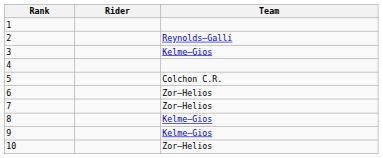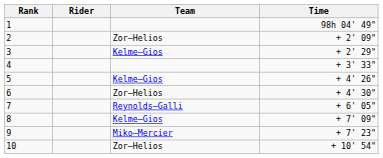+ column: (319, 11)
(197, 38) Reynolds–Galli -> (138, 38) Zor–Helios
(192, 79) Colchon C.R. -> (138, 79) Kelme–Gios
(187, 106) Zor–Helios -> (148, 106) Reynolds–Galli
(187, 133) Kelme–Gios -> (143, 133) Miko–Mercier
